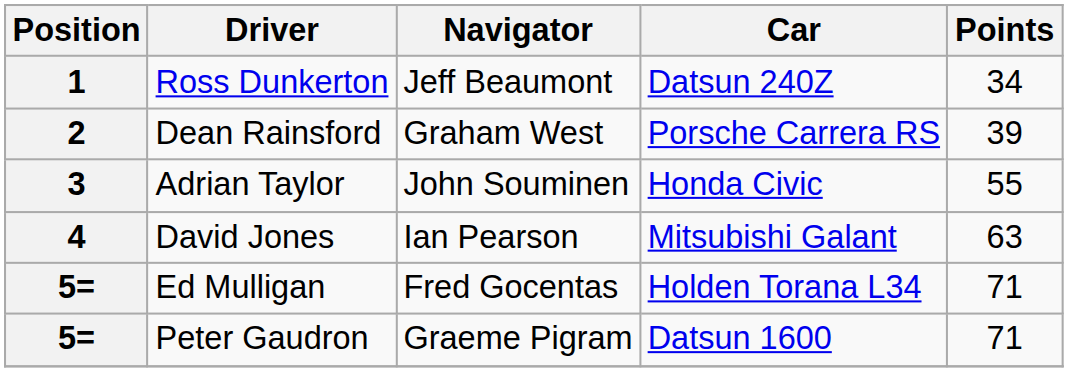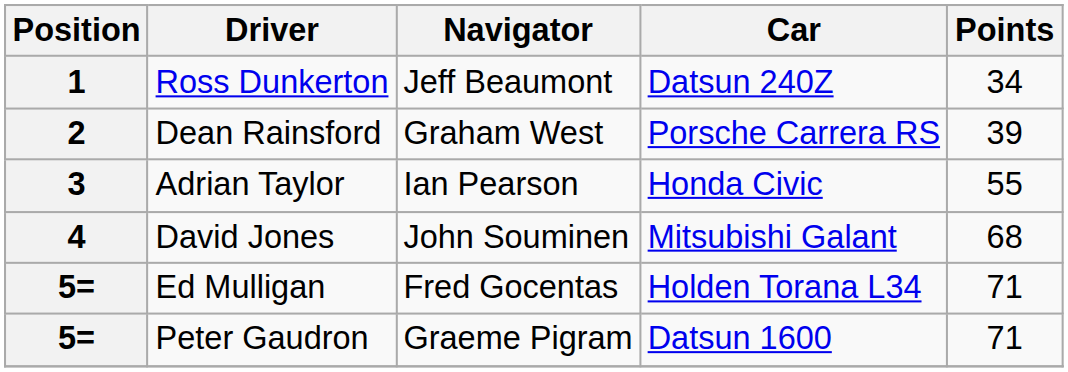(516, 184) John Souminen -> (491, 184) Ian Pearson
(491, 236) Ian Pearson -> (516, 236) John Souminen
(1005, 236) 63 -> (1005, 236) 68
